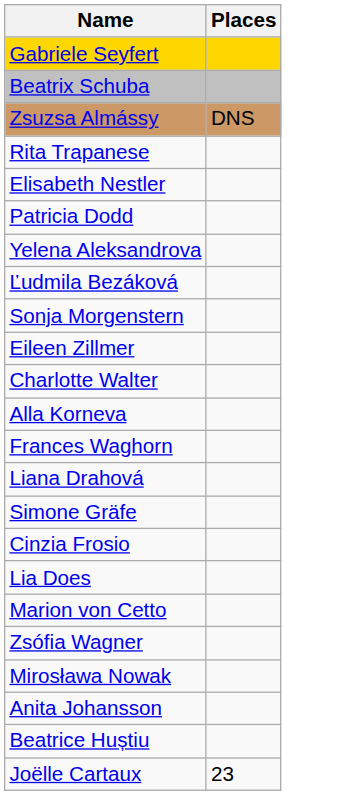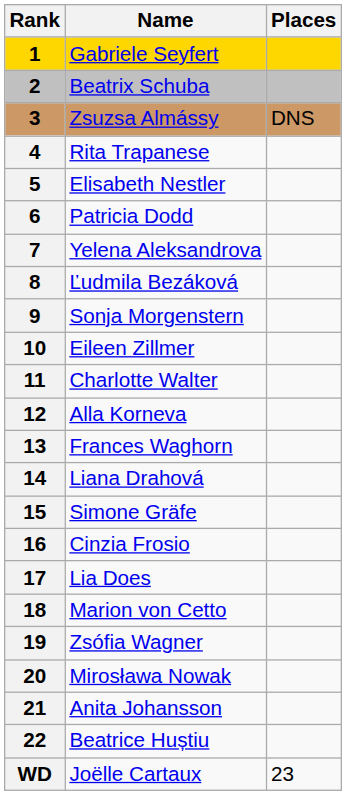+ column: (35, 20)
